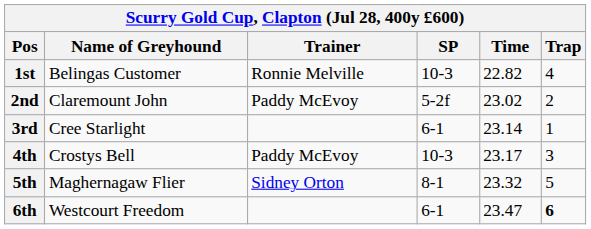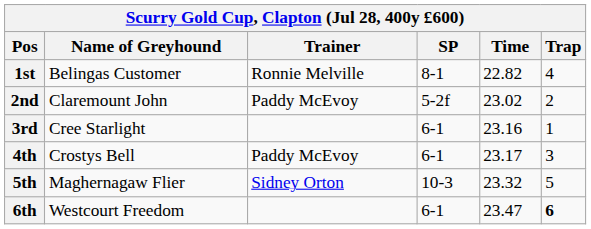(437, 73) 10-3 -> (433, 73) 8-1
(503, 127) 23.14 -> (503, 127) 23.16
(437, 155) 10-3 -> (433, 155) 6-1
(433, 182) 8-1 -> (437, 182) 10-3
